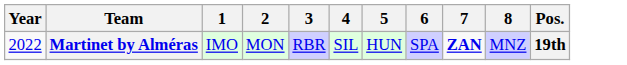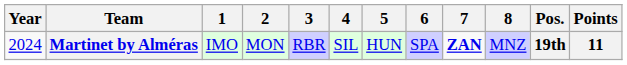+ column: (596, 17)
(25, 45) 2022 -> (25, 45) 2024
